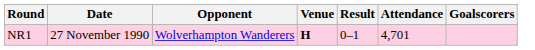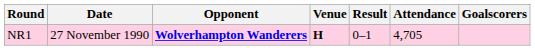(225, 34) normal -> (231, 34) bold
(395, 34) 4,701 -> (408, 34) 4,705
